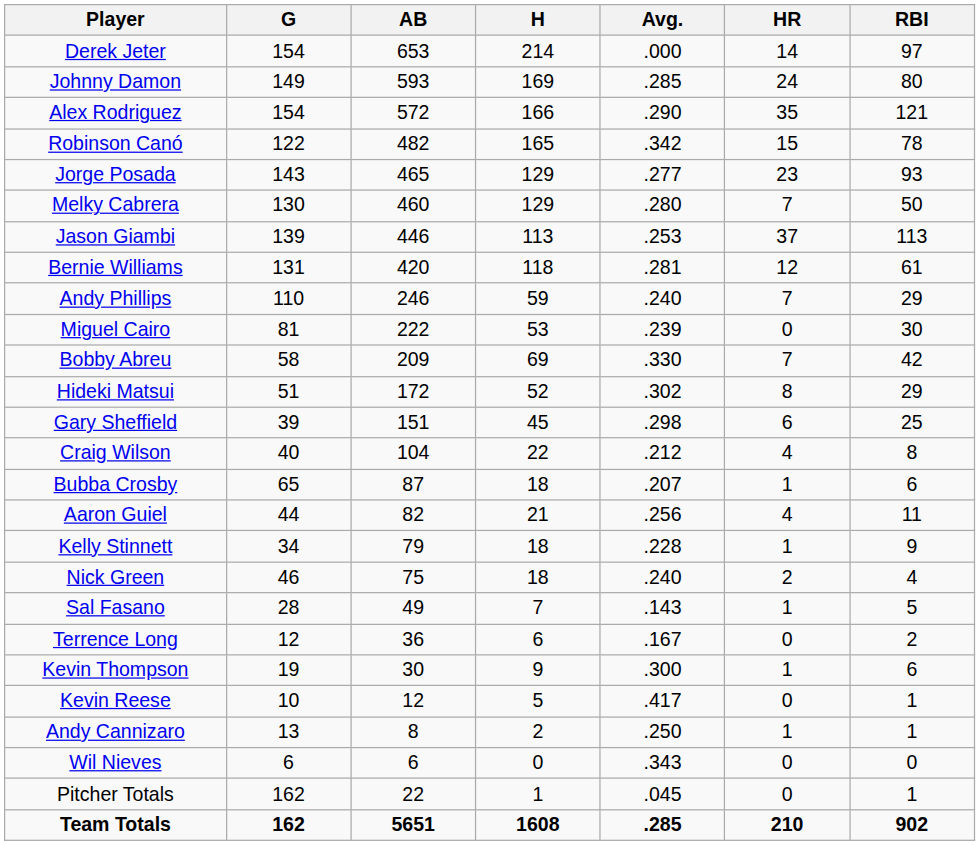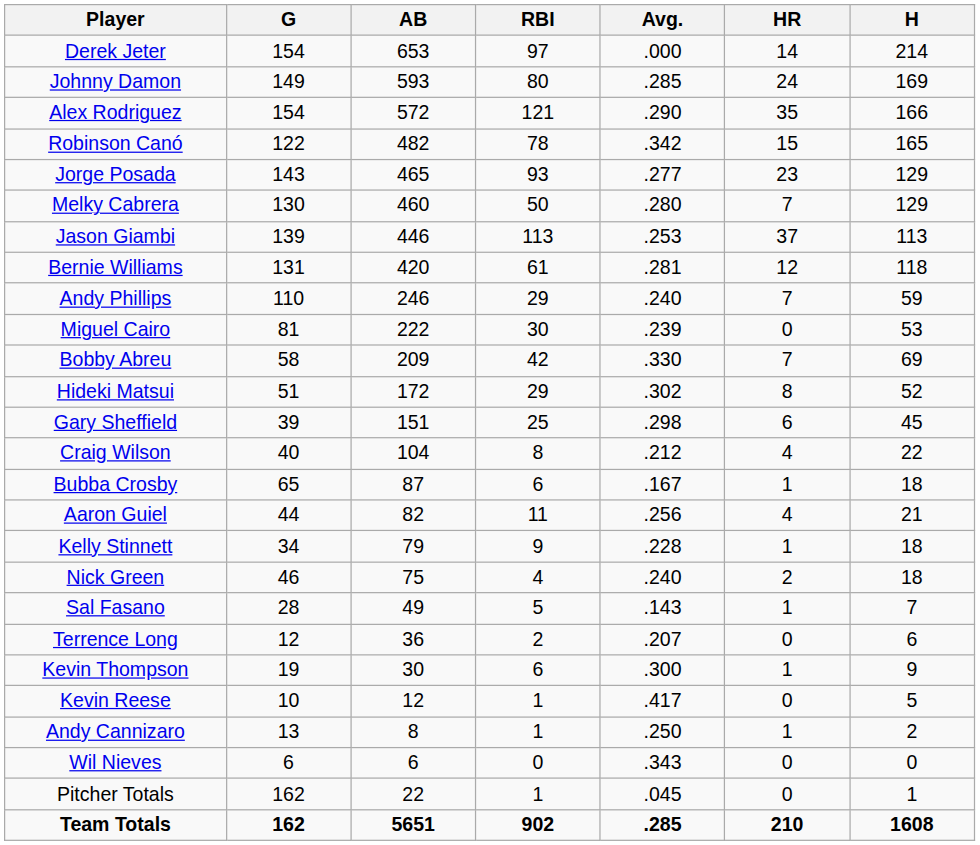columns swapped: (538, 19) <-> (912, 19)
(662, 484) .207 -> (662, 484) .167
(662, 639) .167 -> (662, 639) .207
